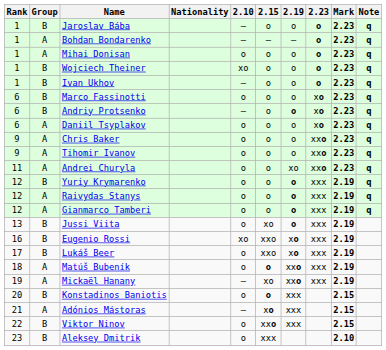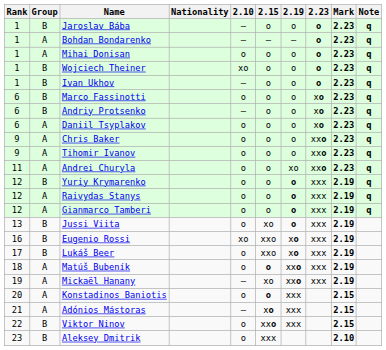(293, 111) bold -> (293, 111) normal
(45, 295) B -> (45, 295) A
